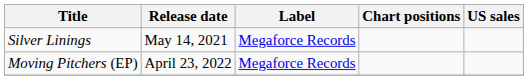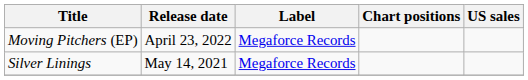rows swapped: (49, 39) <-> (73, 63)
